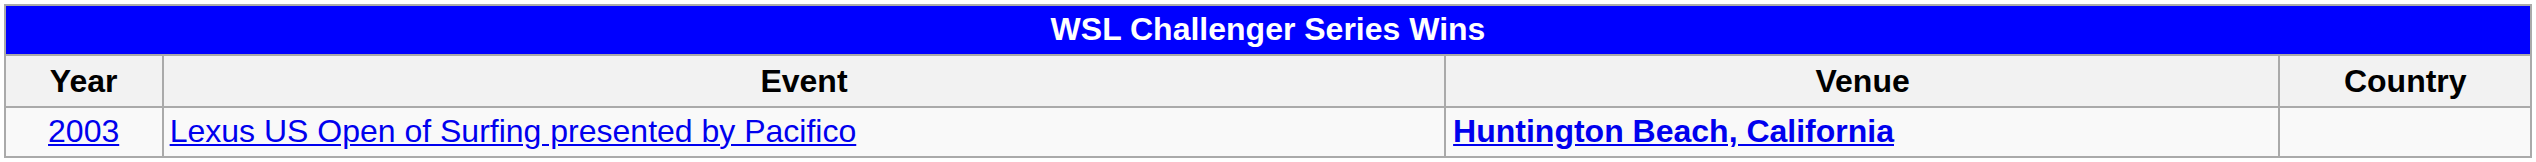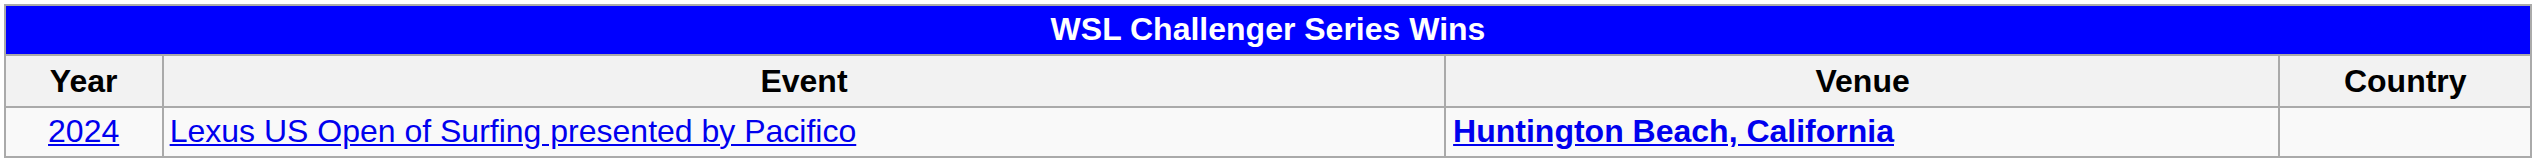(84, 131) 2003 -> (84, 131) 2024
